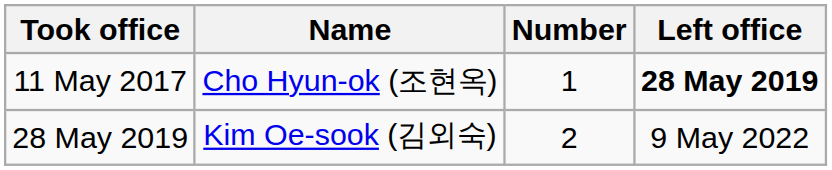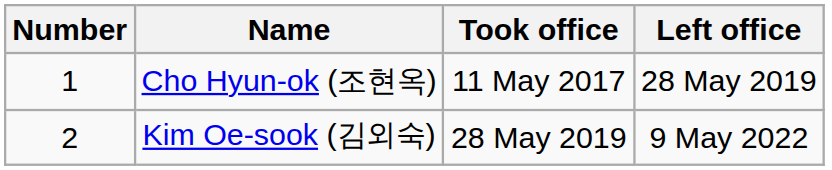columns swapped: (569, 30) <-> (100, 30)
(730, 82) bold -> (729, 82) normal
